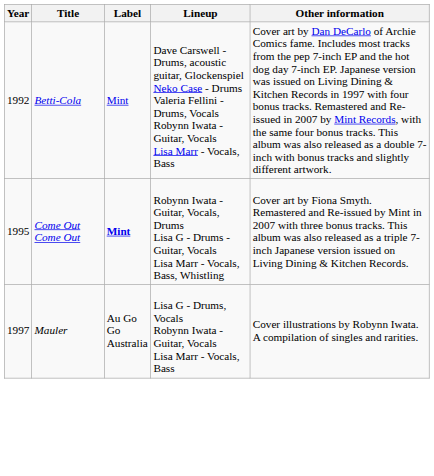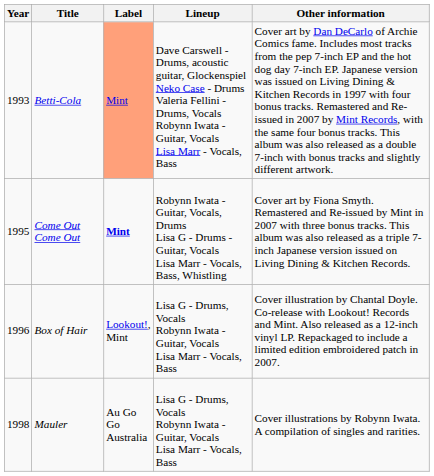(18, 100) 1992 -> (18, 100) 1993
(118, 100) no background -> (117, 100) lightsalmon background
+ row: (61, 331)
(18, 331) 1997 -> (18, 424) 1998
